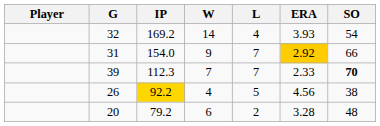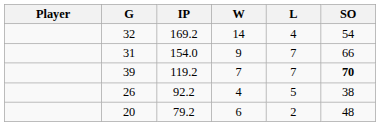- column: (304, 14)
(161, 72) 112.3 -> (184, 72) 119.2
(161, 92) gold background -> (184, 92) no background
